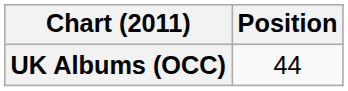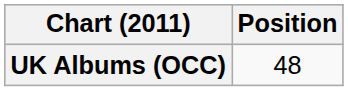(287, 64) 44 -> (287, 64) 48
